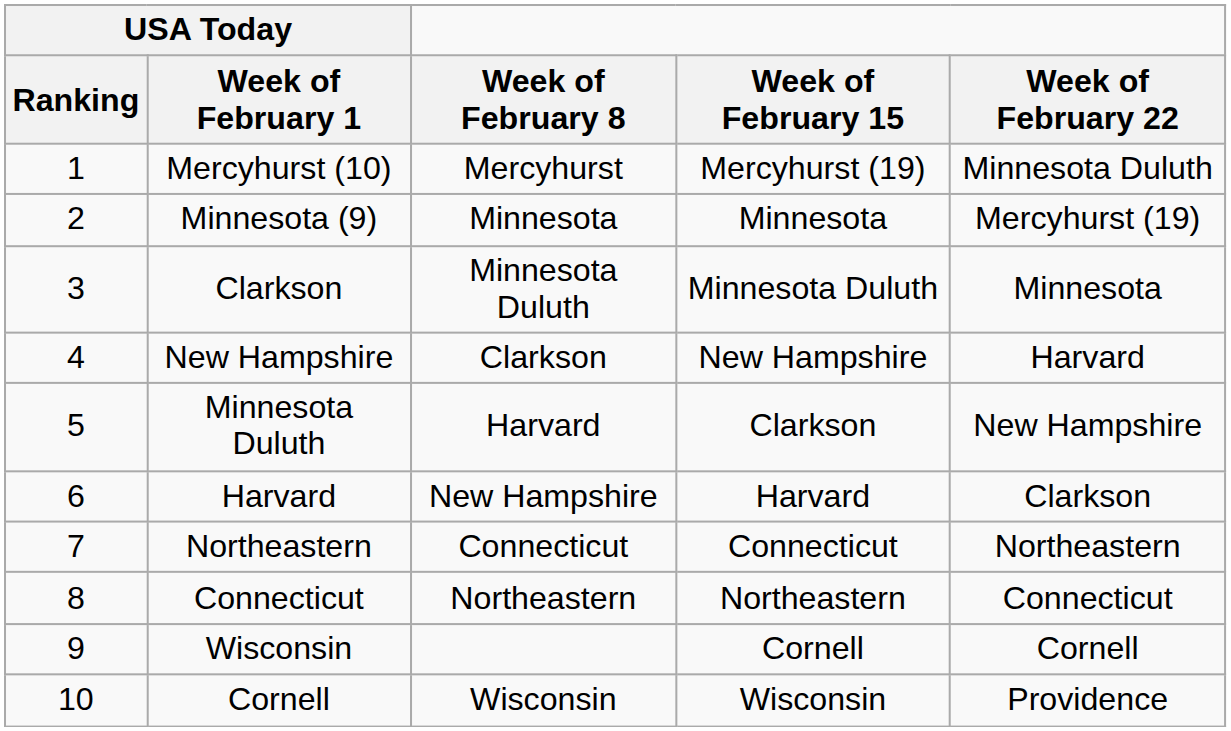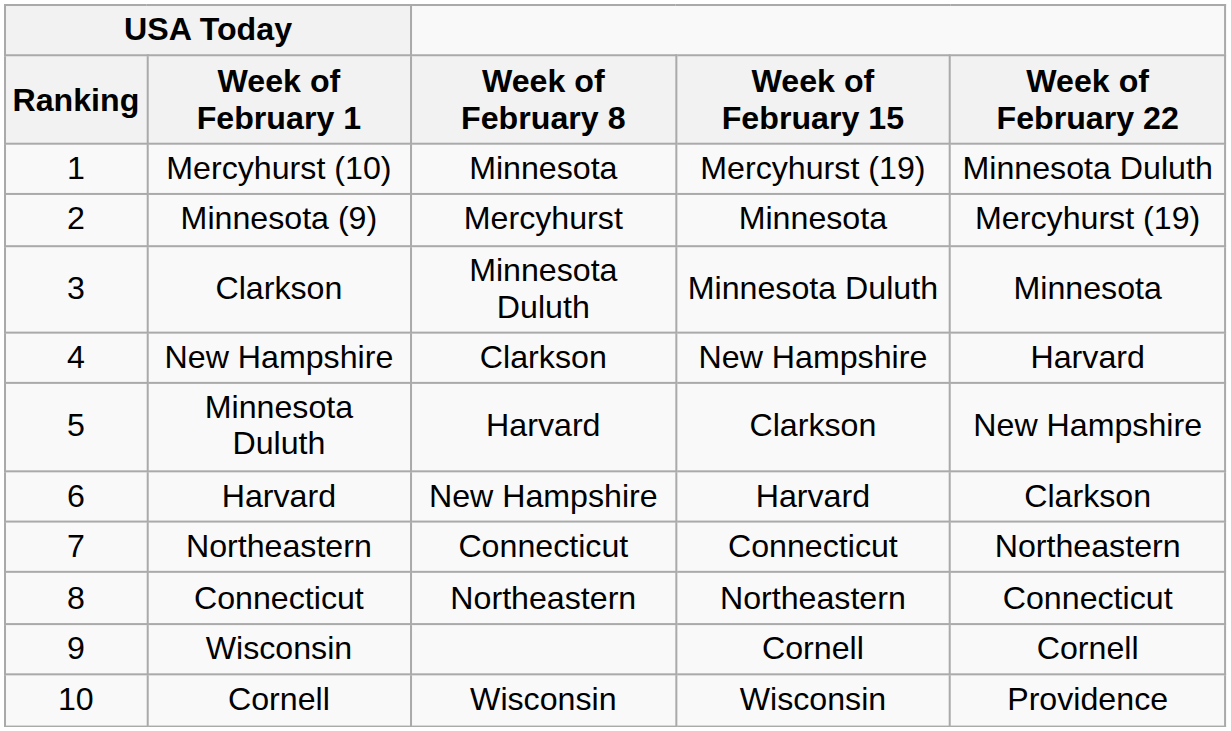(543, 168) Mercyhurst -> (543, 168) Minnesota
(543, 219) Minnesota -> (543, 219) Mercyhurst
